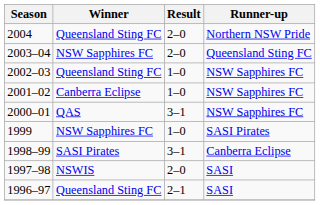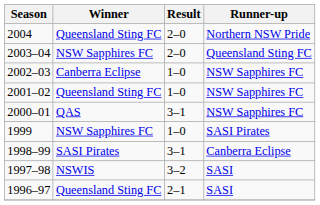(109, 72) Queensland Sting FC -> (98, 72) Canberra Eclipse
(98, 92) Canberra Eclipse -> (109, 92) Queensland Sting FC
(176, 170) 2–0 -> (176, 170) 3–2
